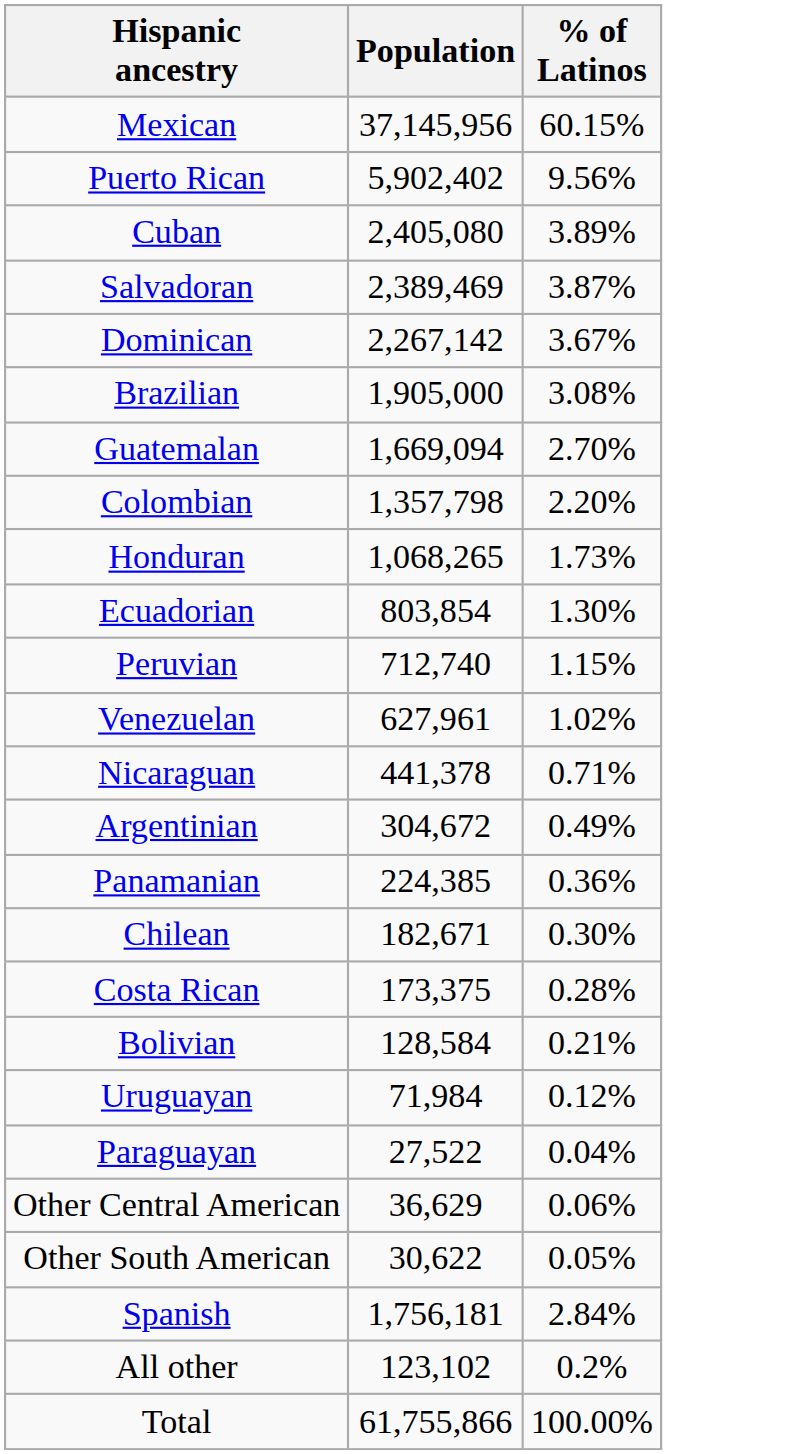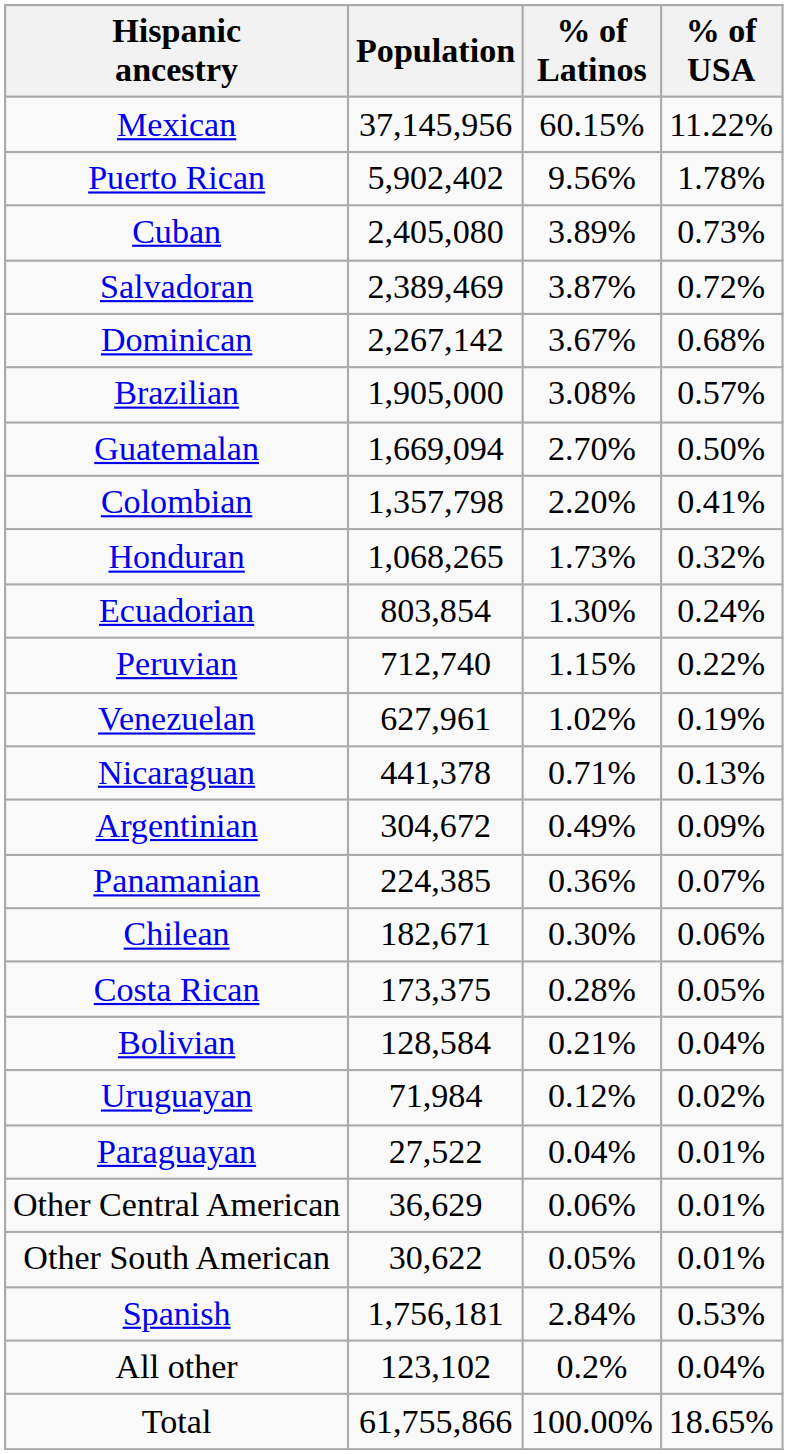+ column: (721, 50)
